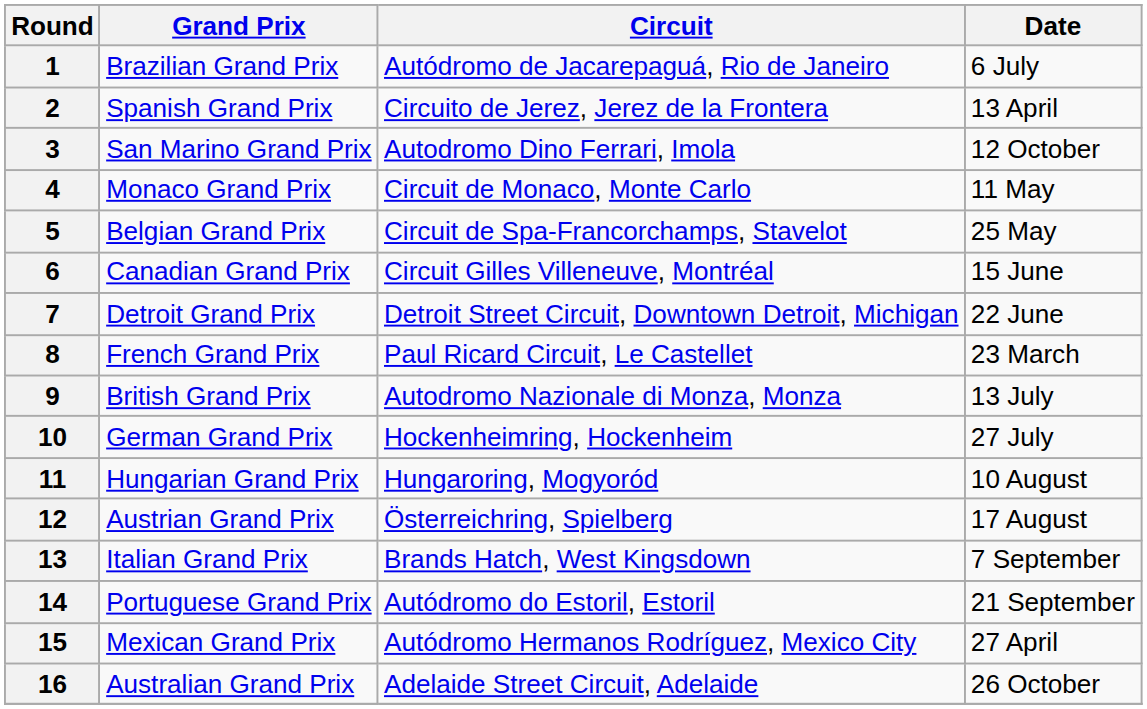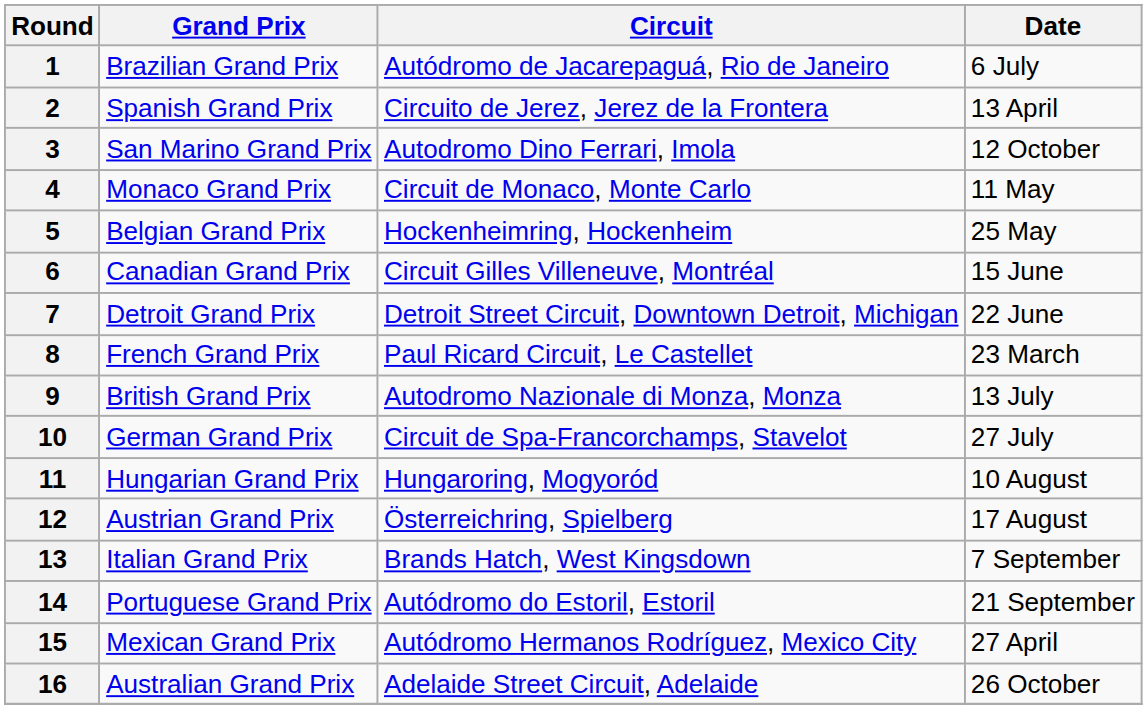(615, 231) Circuit de Spa-Francorchamps, Stavelot -> (558, 231) Hockenheimring, Hockenheim
(558, 437) Hockenheimring, Hockenheim -> (615, 437) Circuit de Spa-Francorchamps, Stavelot
